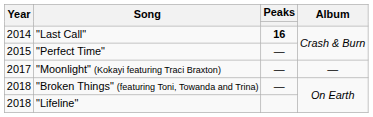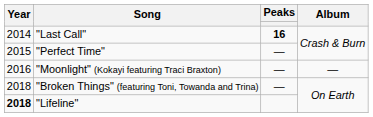(19, 69) 2017 -> (19, 69) 2016
(19, 103) normal -> (19, 103) bold
